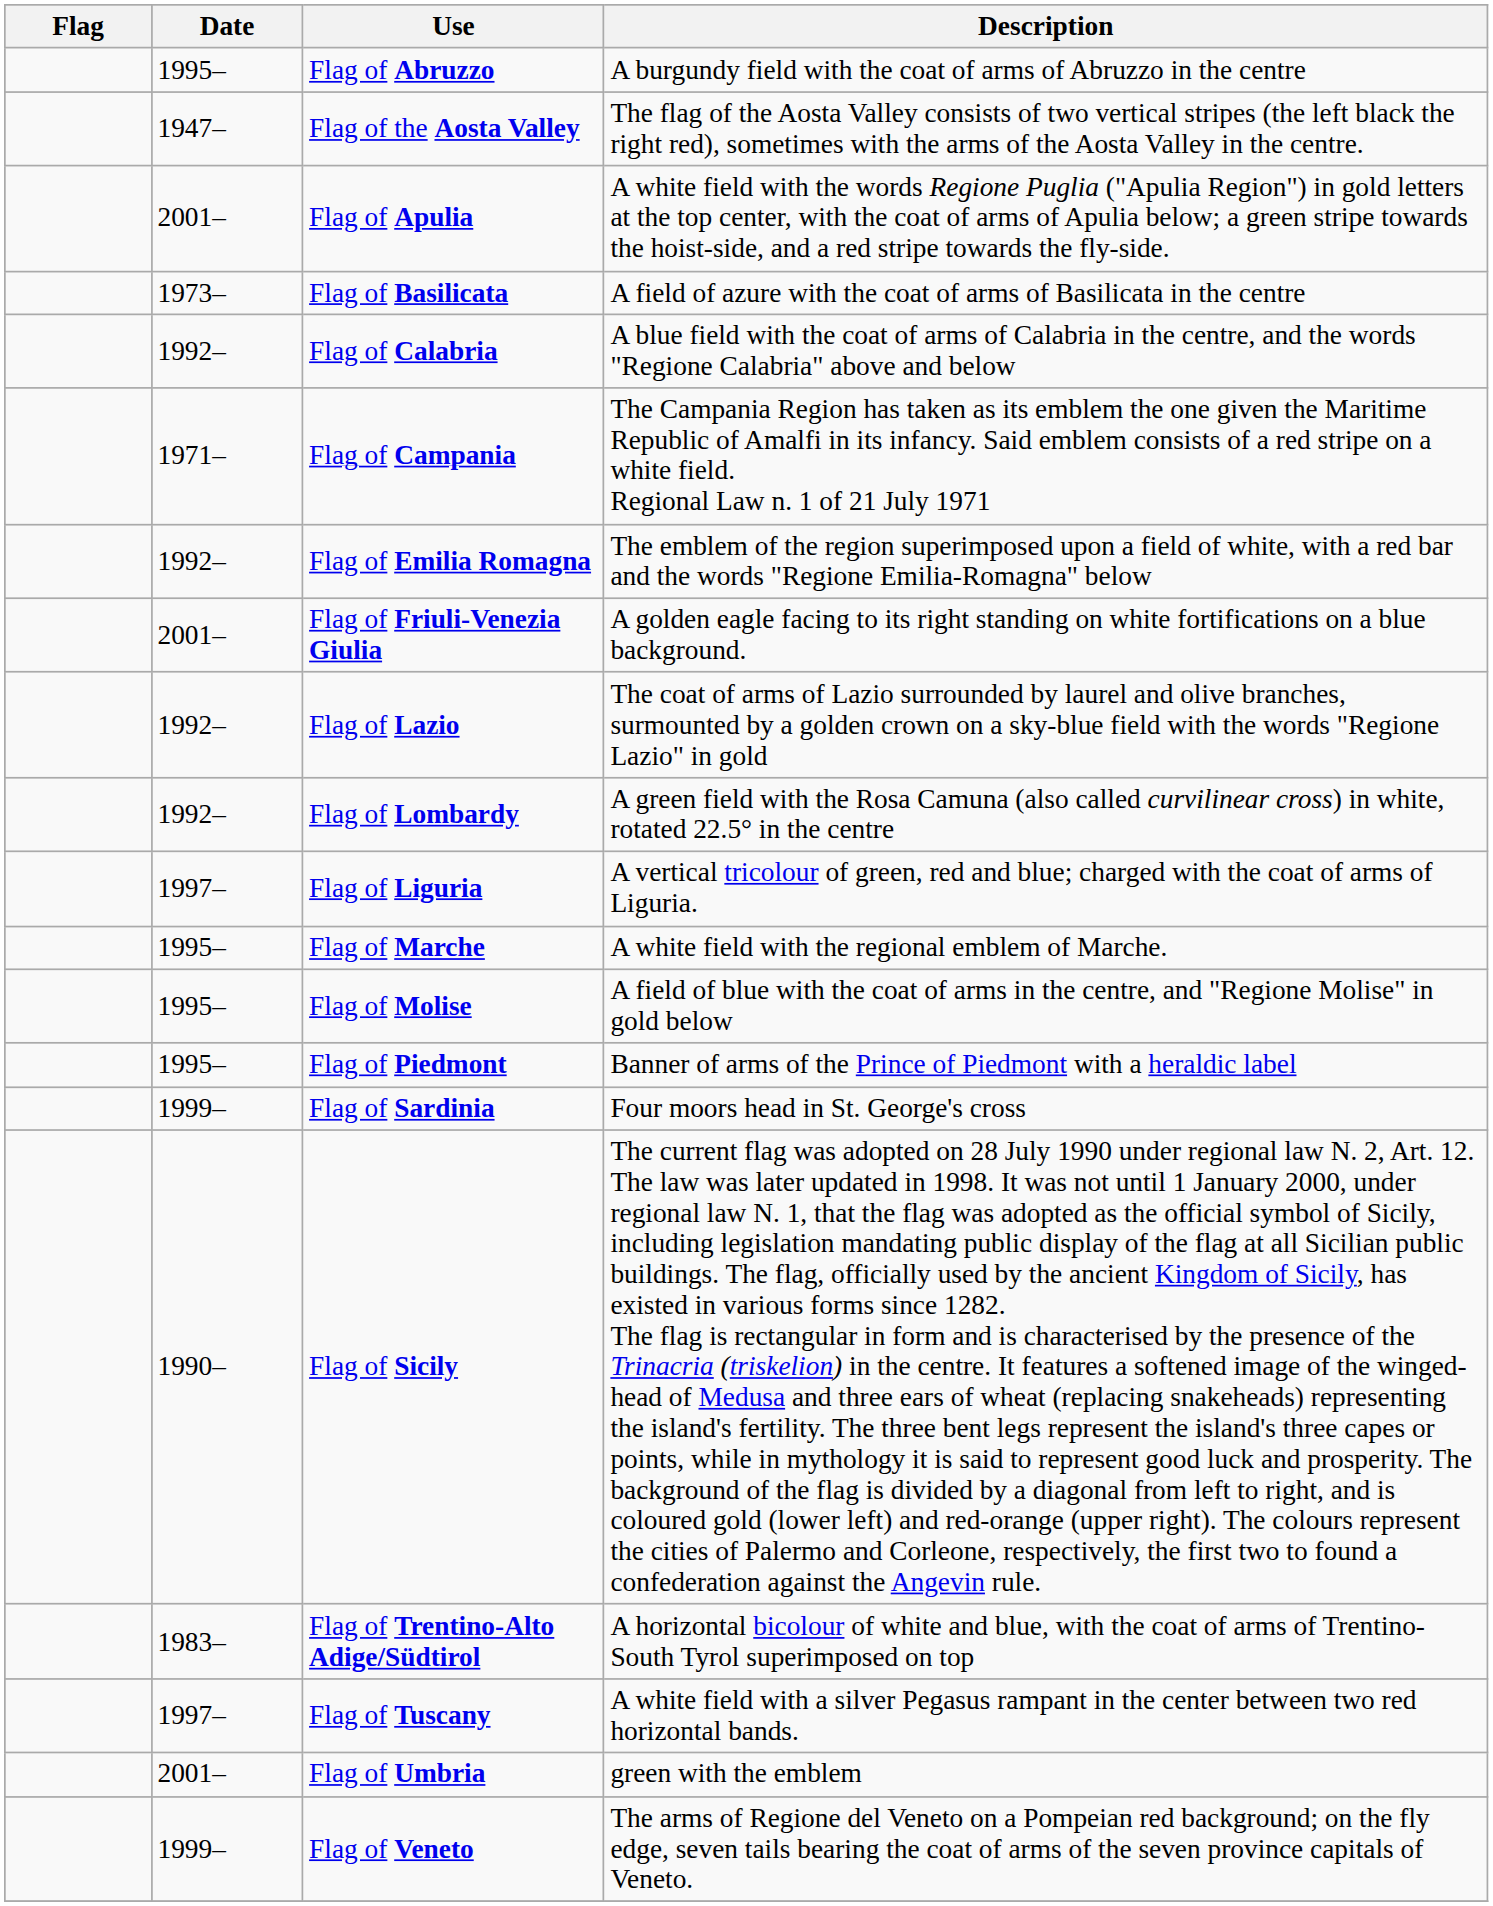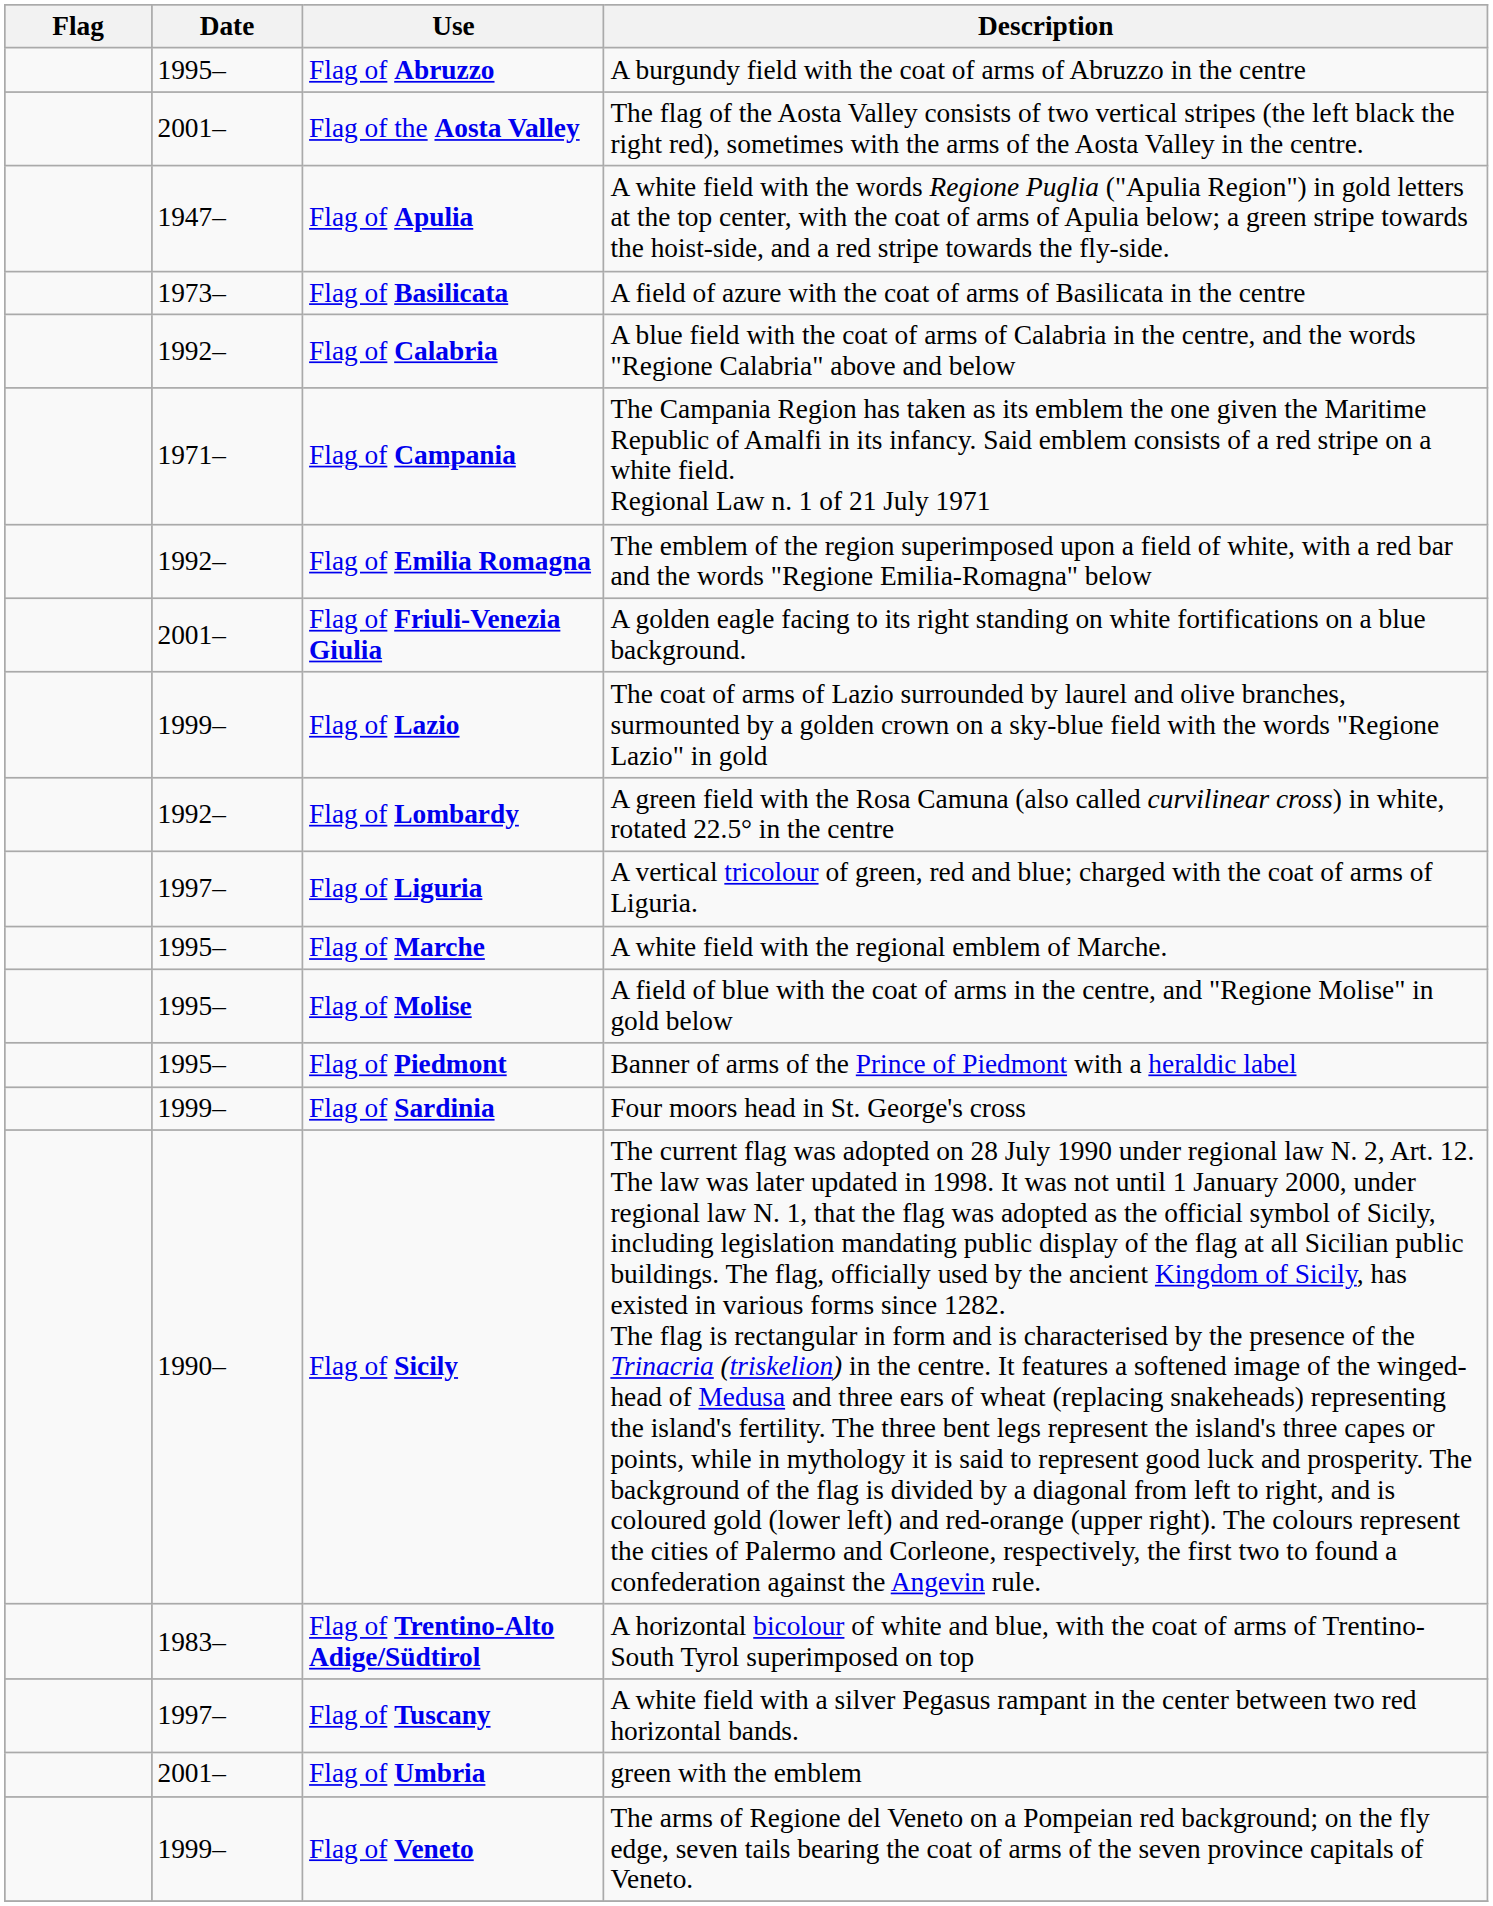(192, 128) 1947– -> (192, 128) 2001–
(192, 217) 2001– -> (192, 217) 1947–
(192, 724) 1992– -> (192, 724) 1999–
